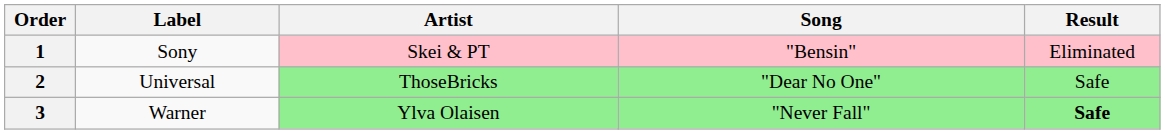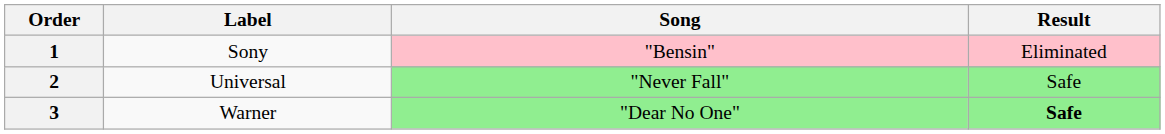- column: (448, 19)
(821, 81) "Dear No One" -> (680, 81) "Never Fall"
(821, 112) "Never Fall" -> (680, 112) "Dear No One"
